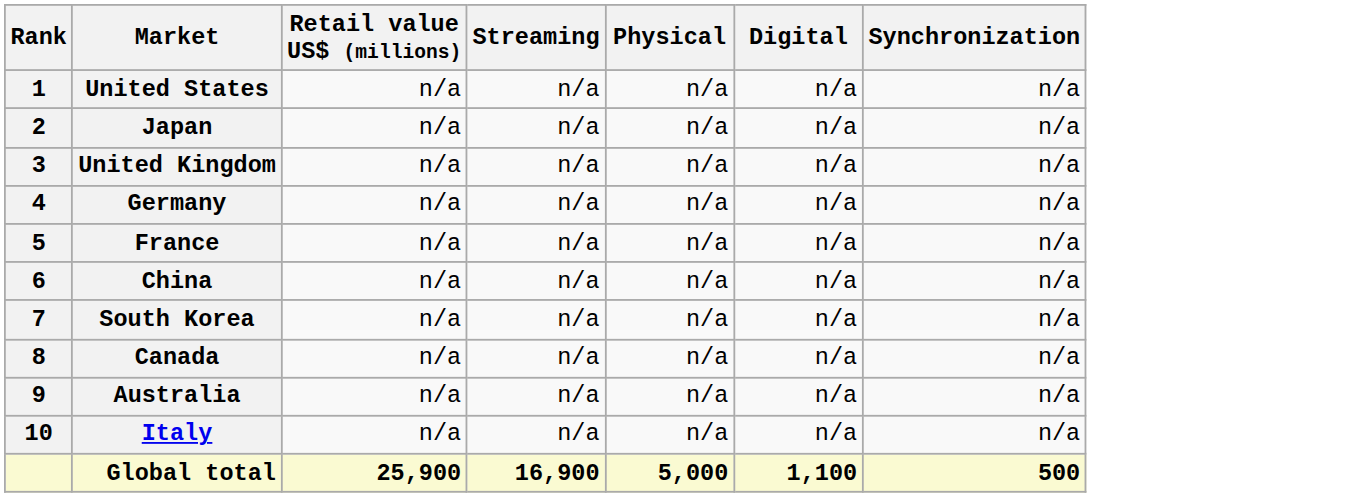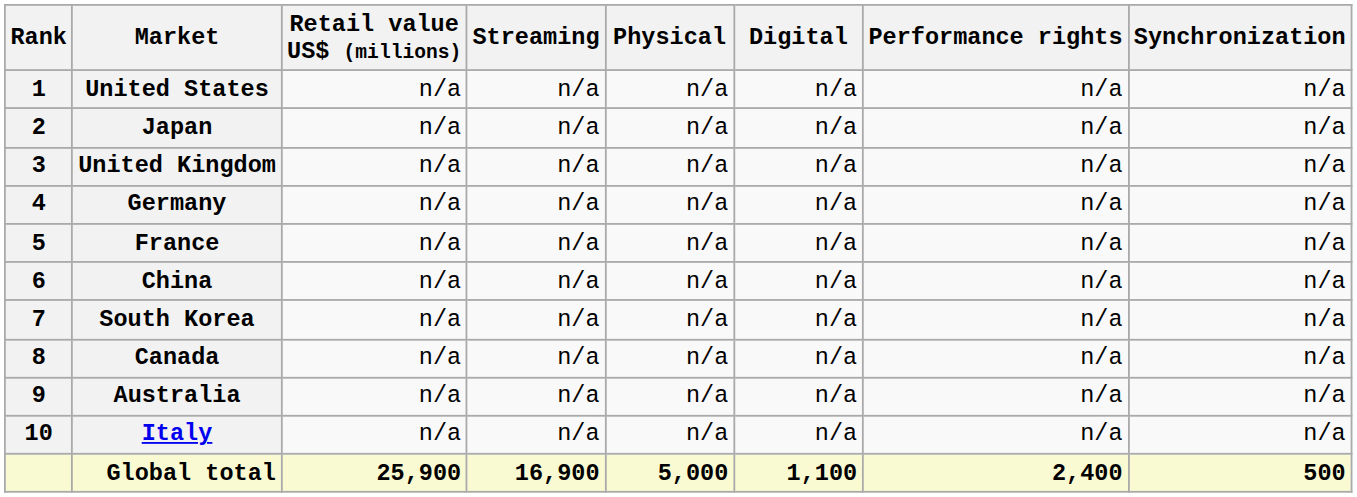+ column: (996, 38)
